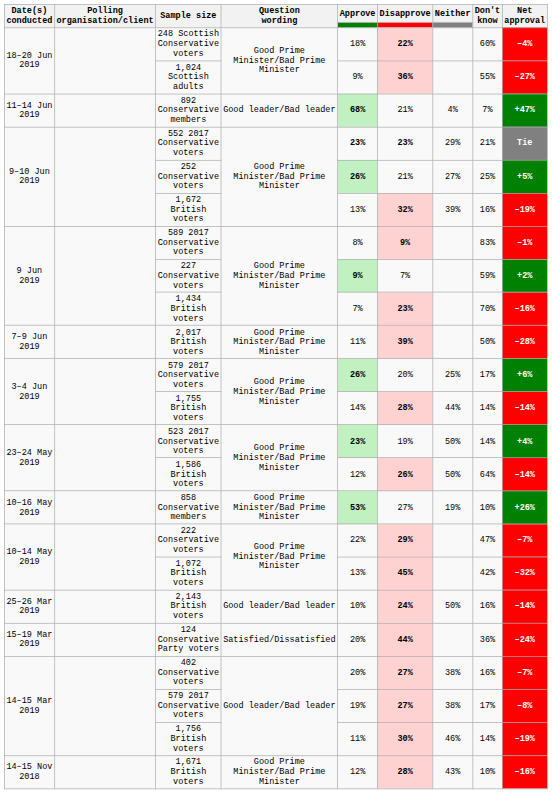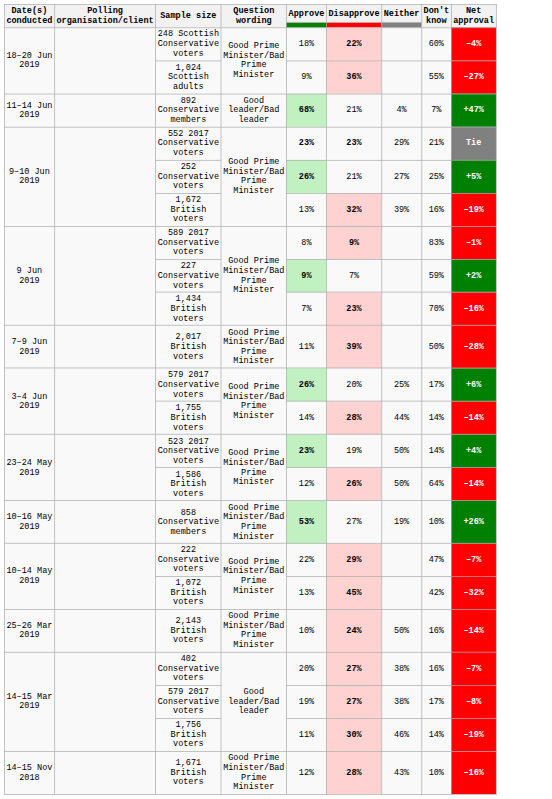(279, 607) Good leader/Bad leader -> (254, 631) Good Prime Minister/Bad Prime Minister
- row: (29, 640)
